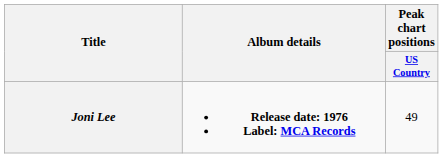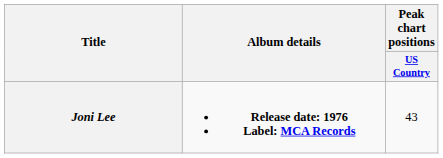(411, 117) 49 -> (411, 117) 43
